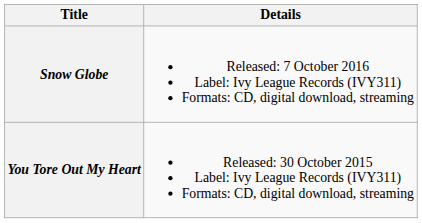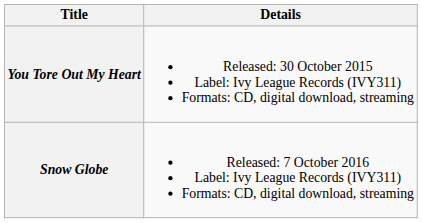rows swapped: (74, 169) <-> (74, 74)
